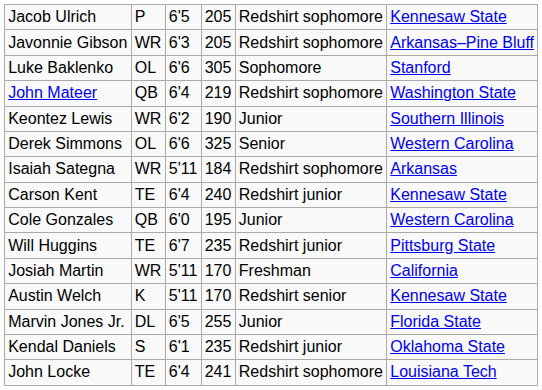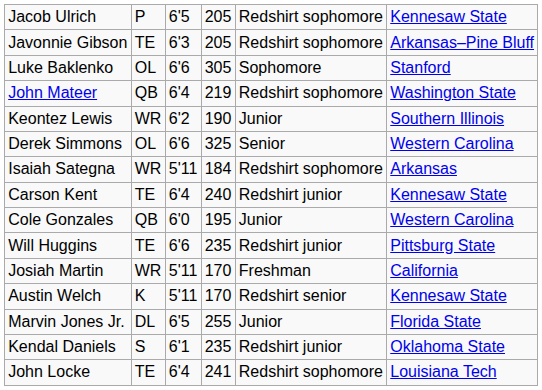(148, 42) WR -> (145, 42) TE
(179, 245) 6'7 -> (179, 245) 6'6
